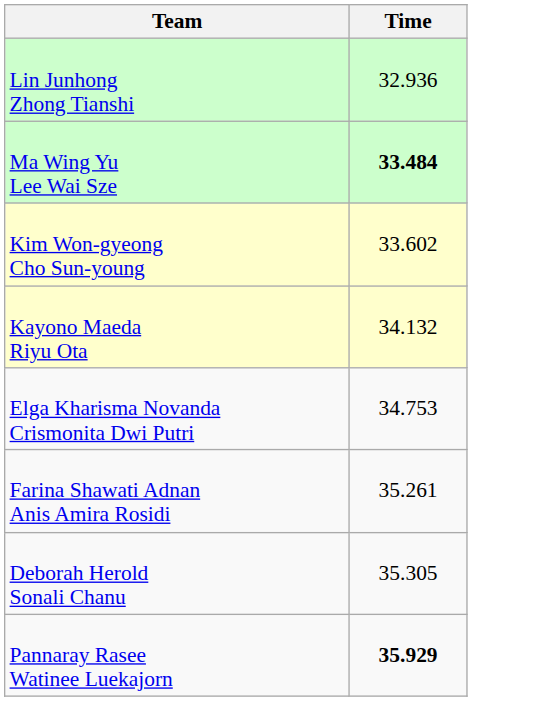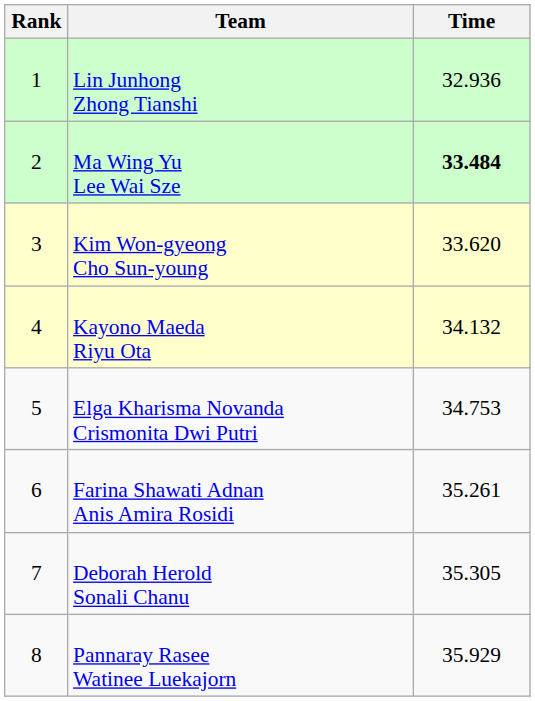+ column: (36, 21)
(408, 244) 33.602 -> (472, 244) 33.620
(408, 655) bold -> (472, 655) normal
